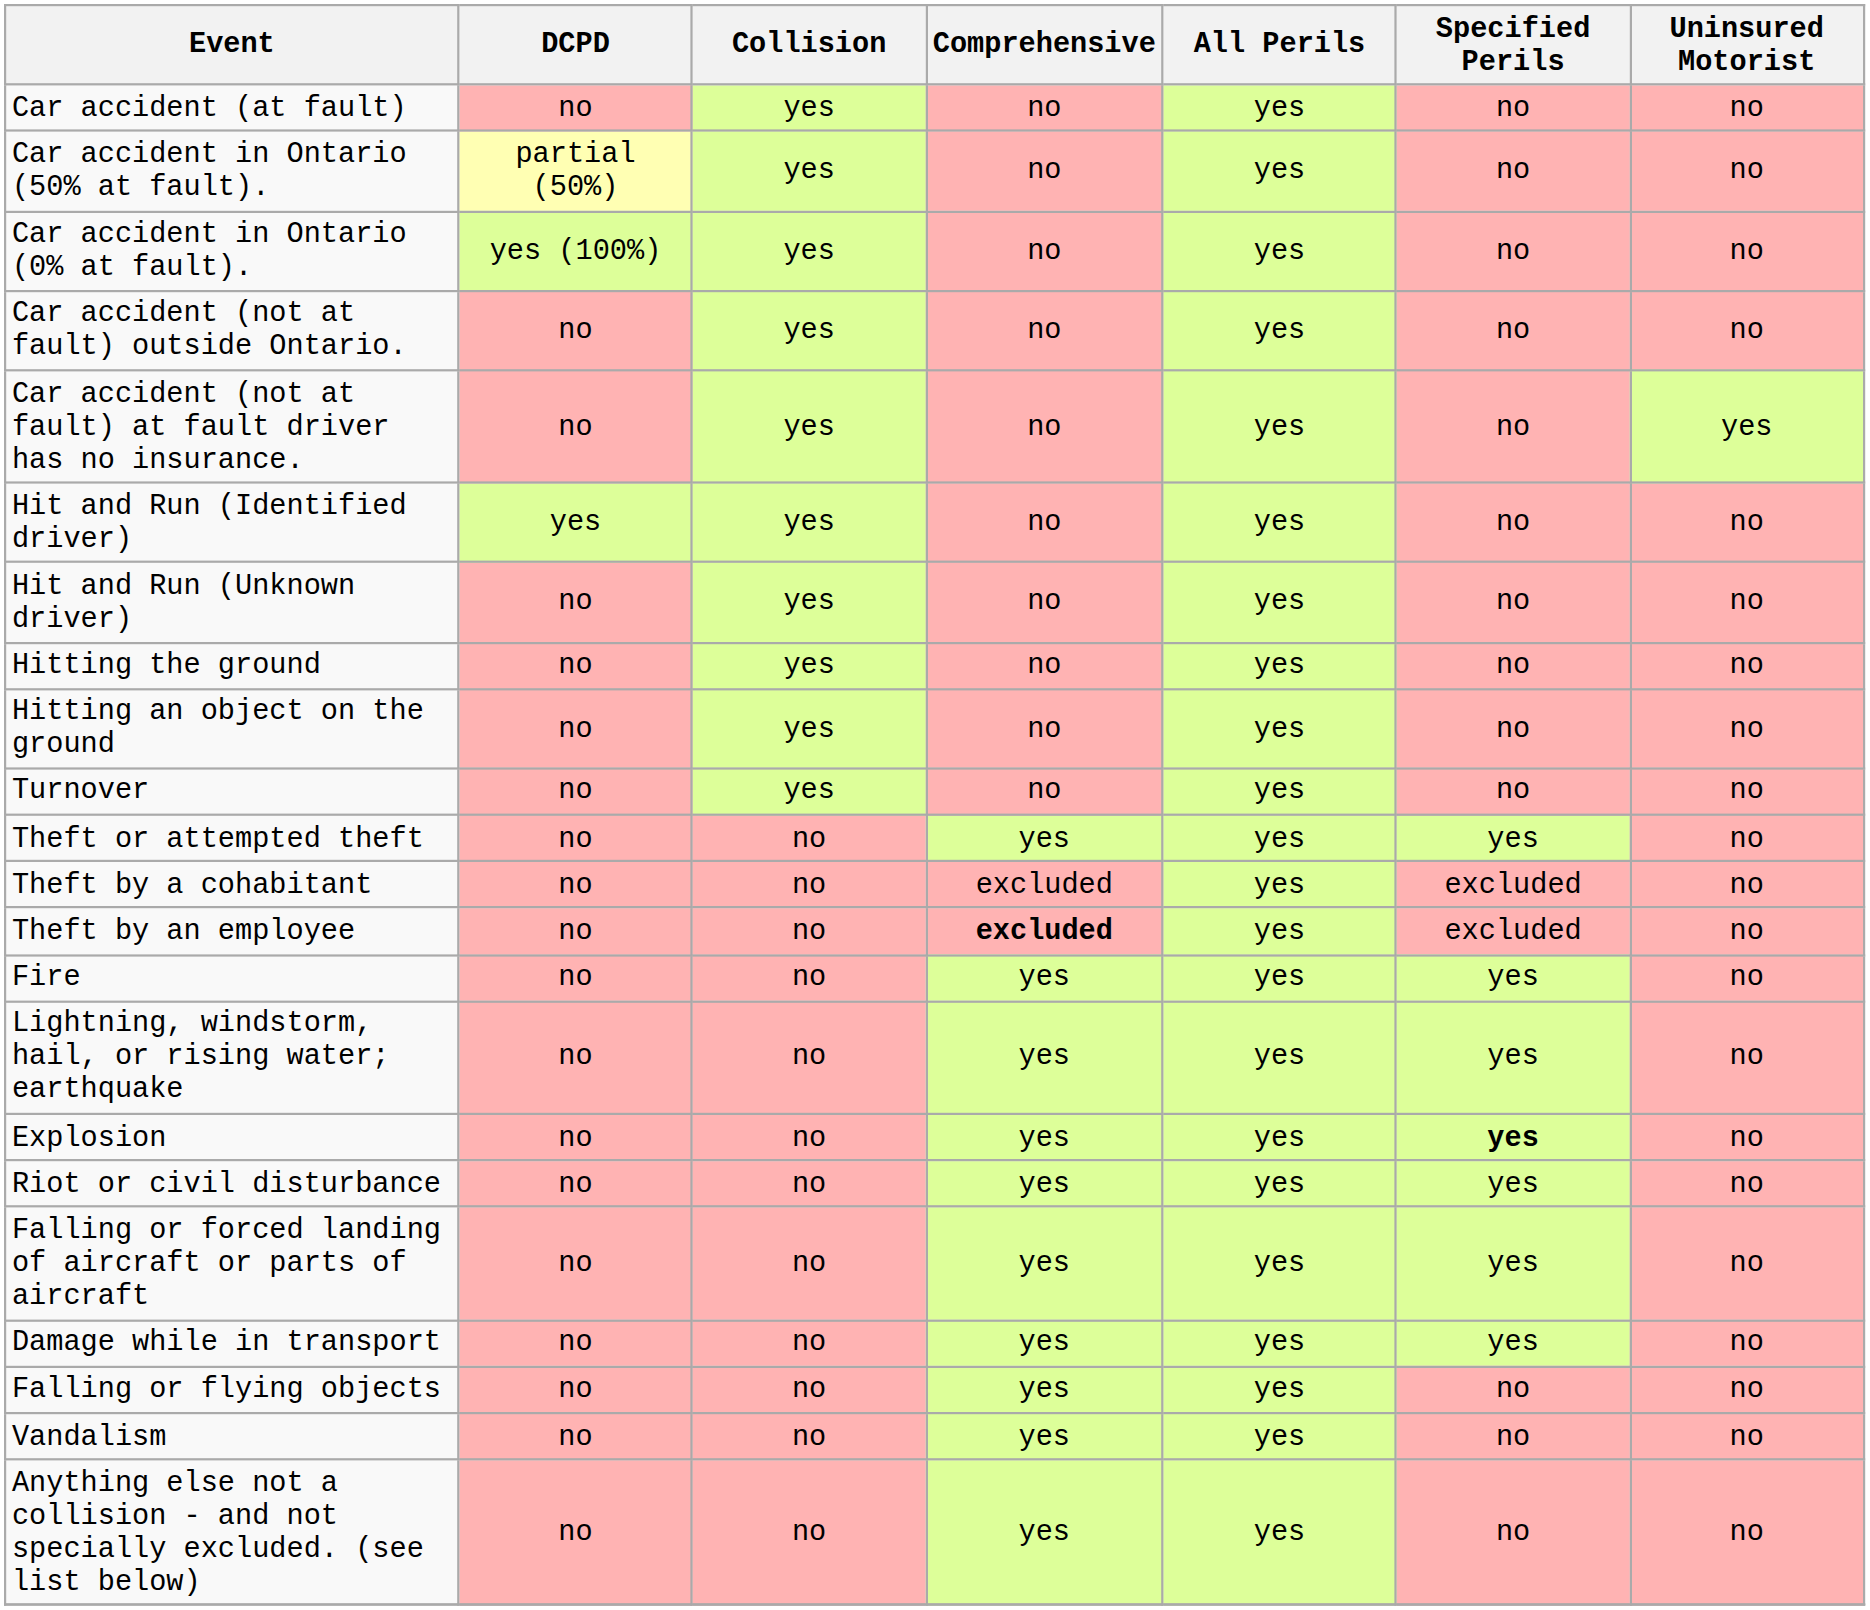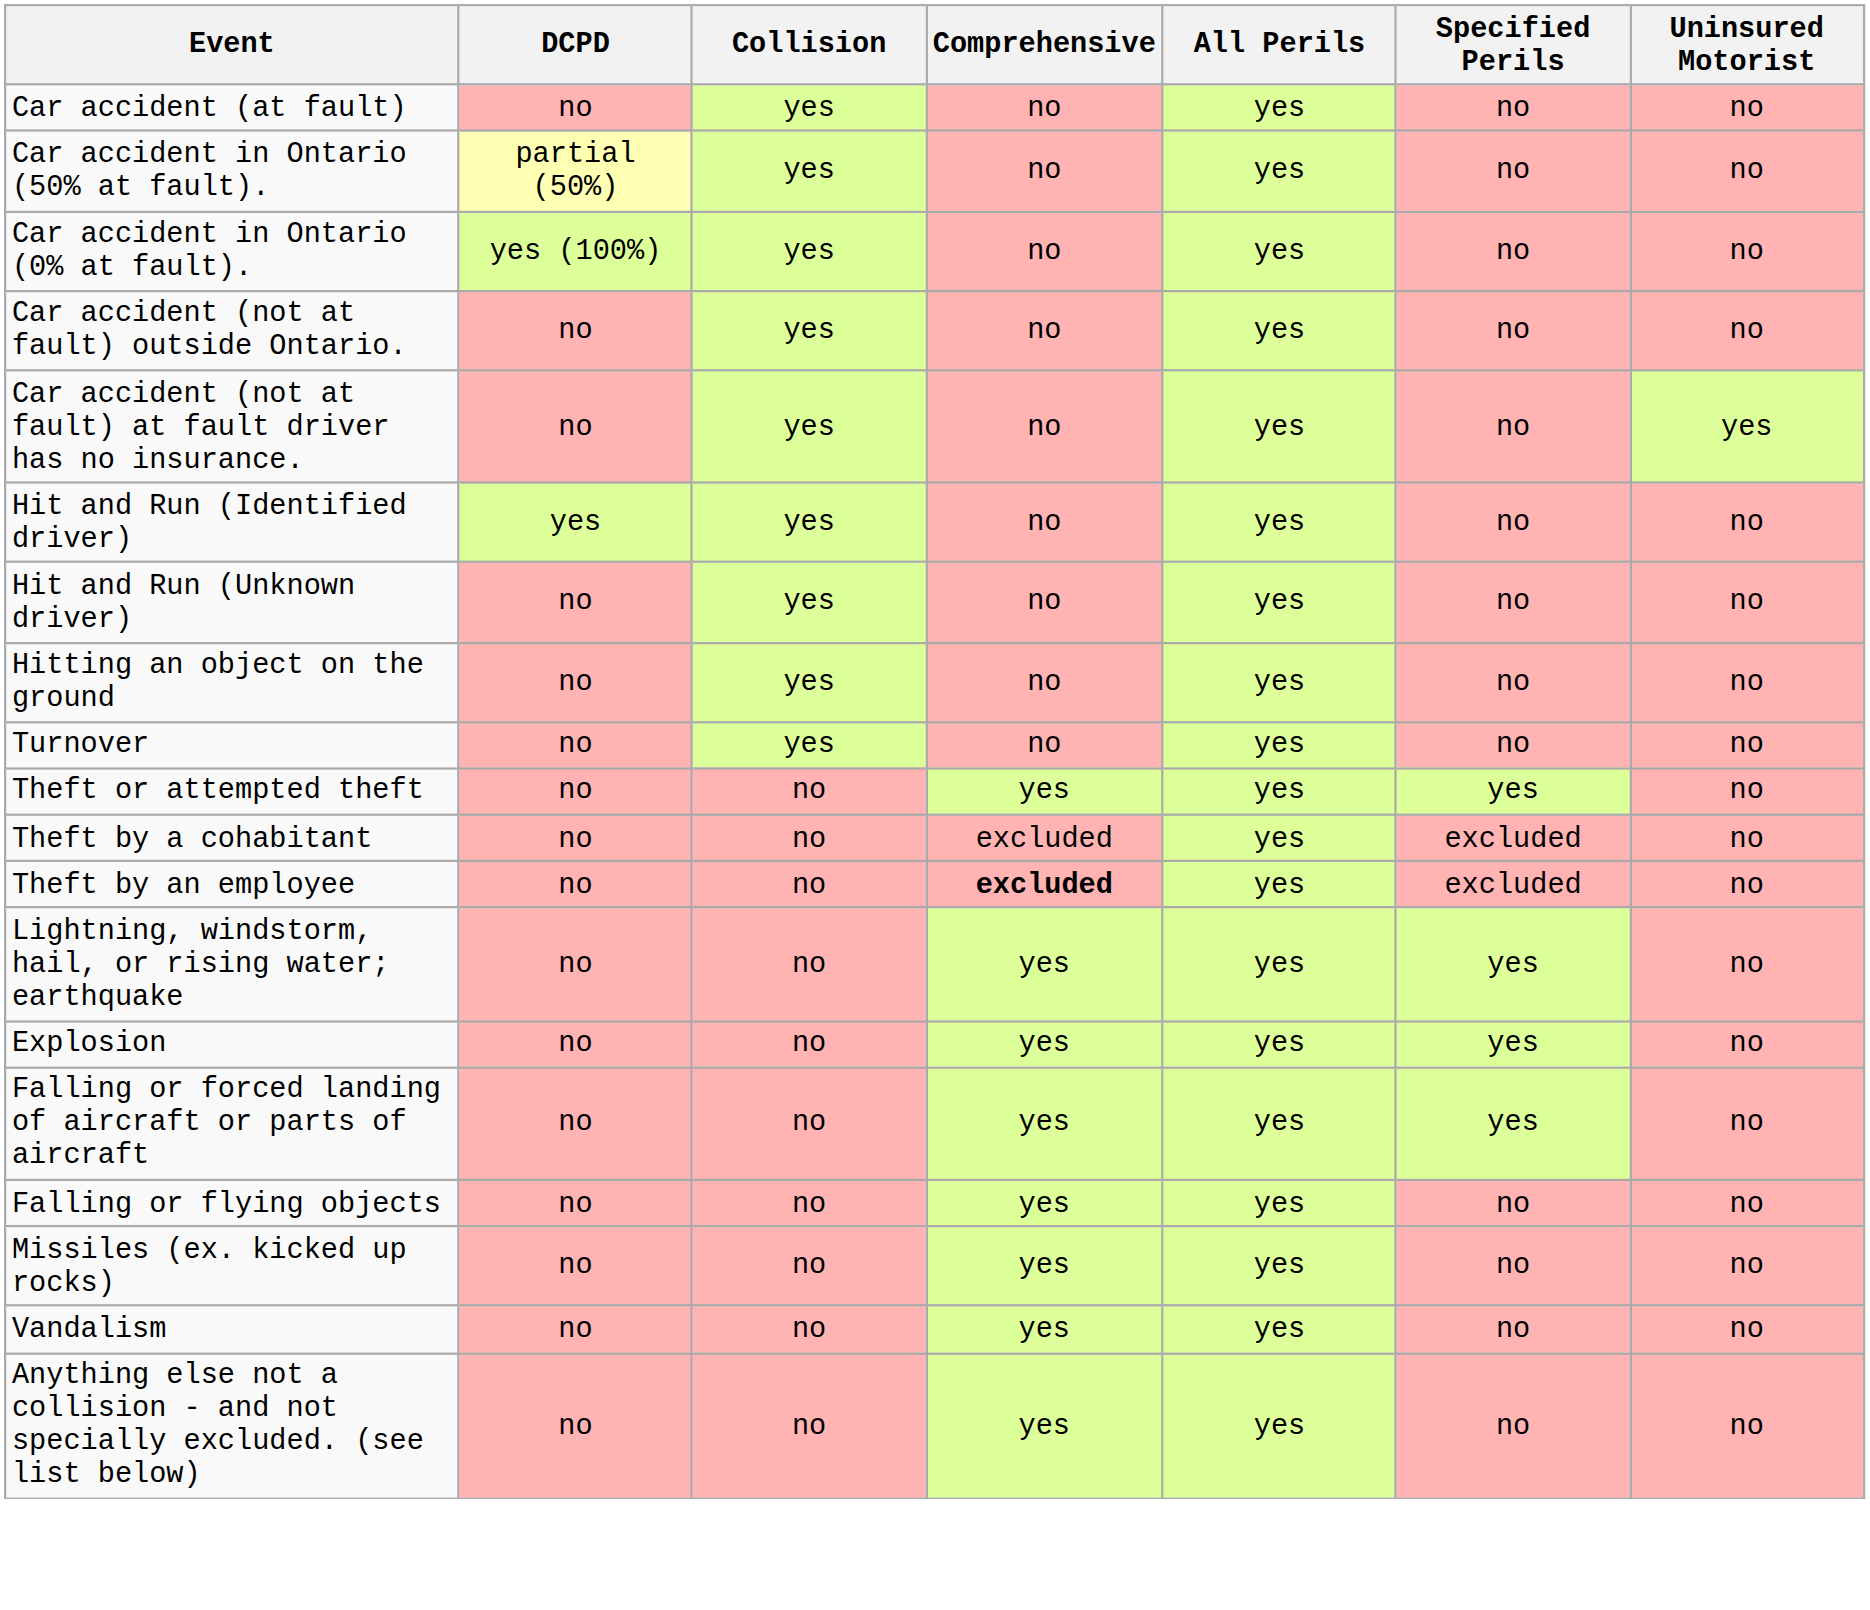- row: (166, 665)
- row: (46, 978)
(1513, 1137) bold -> (1513, 1044) normal
- row: (226, 1184)
- row: (226, 1343)
+ row: (209, 1266)
